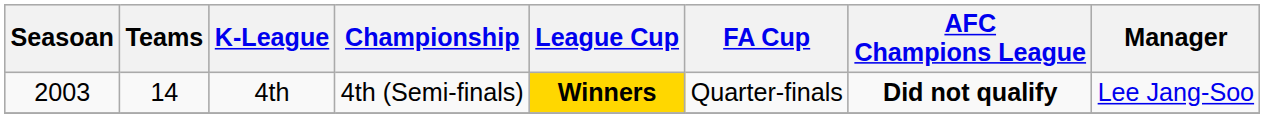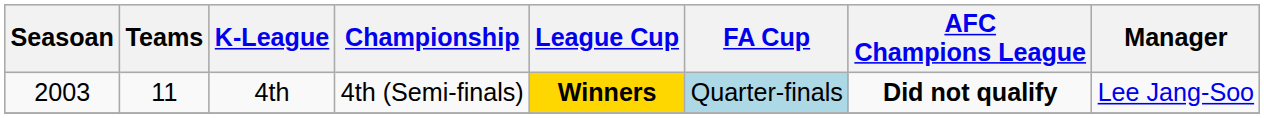(164, 92) 14 -> (164, 92) 11
(767, 92) no background -> (767, 92) lightblue background
